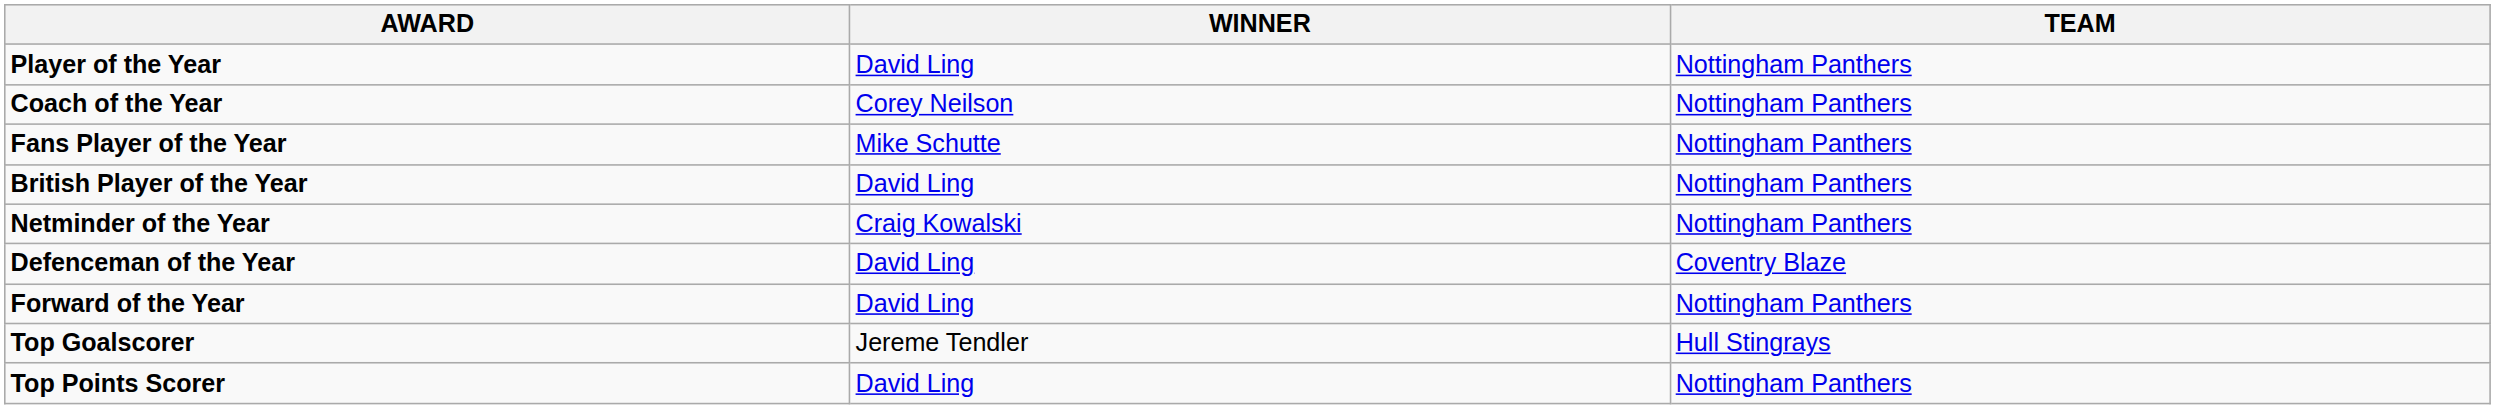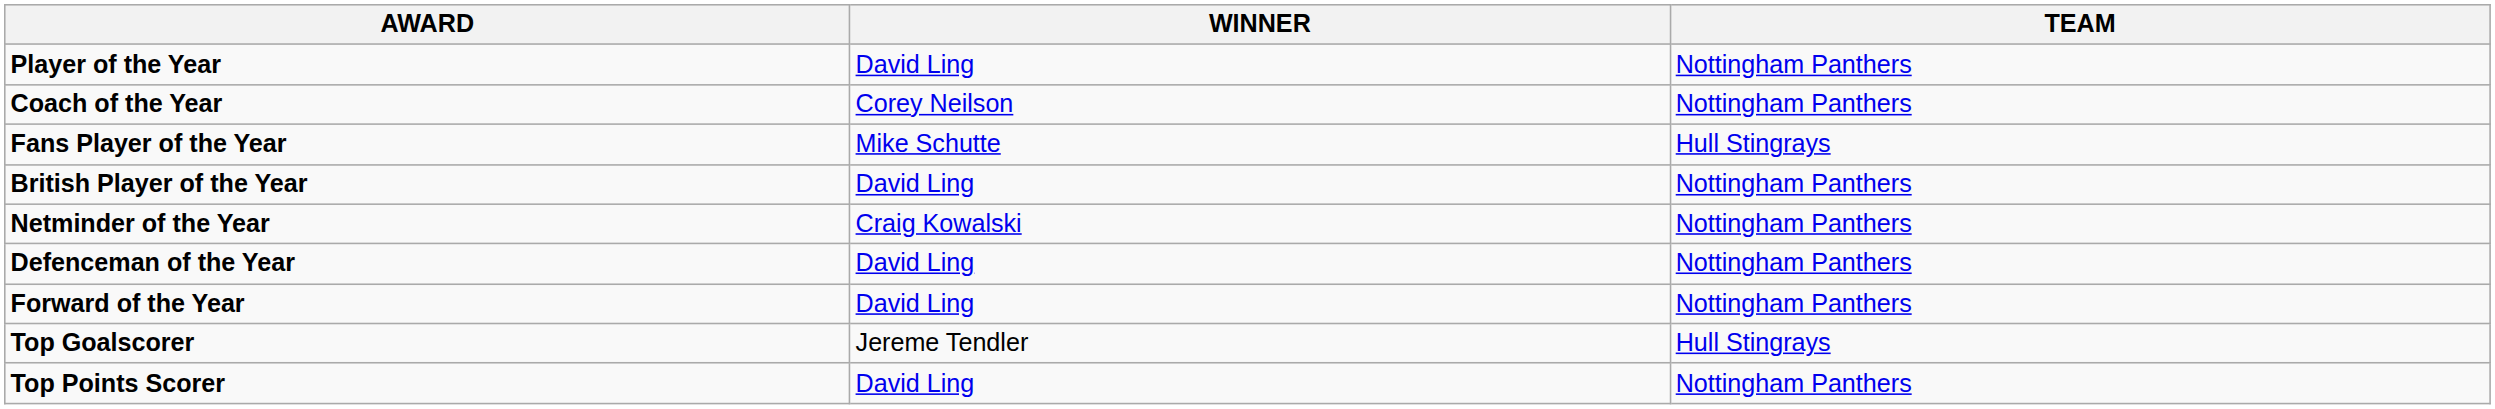(1794, 143) Nottingham Panthers -> (1753, 143) Hull Stingrays
(1761, 263) Coventry Blaze -> (1794, 263) Nottingham Panthers
